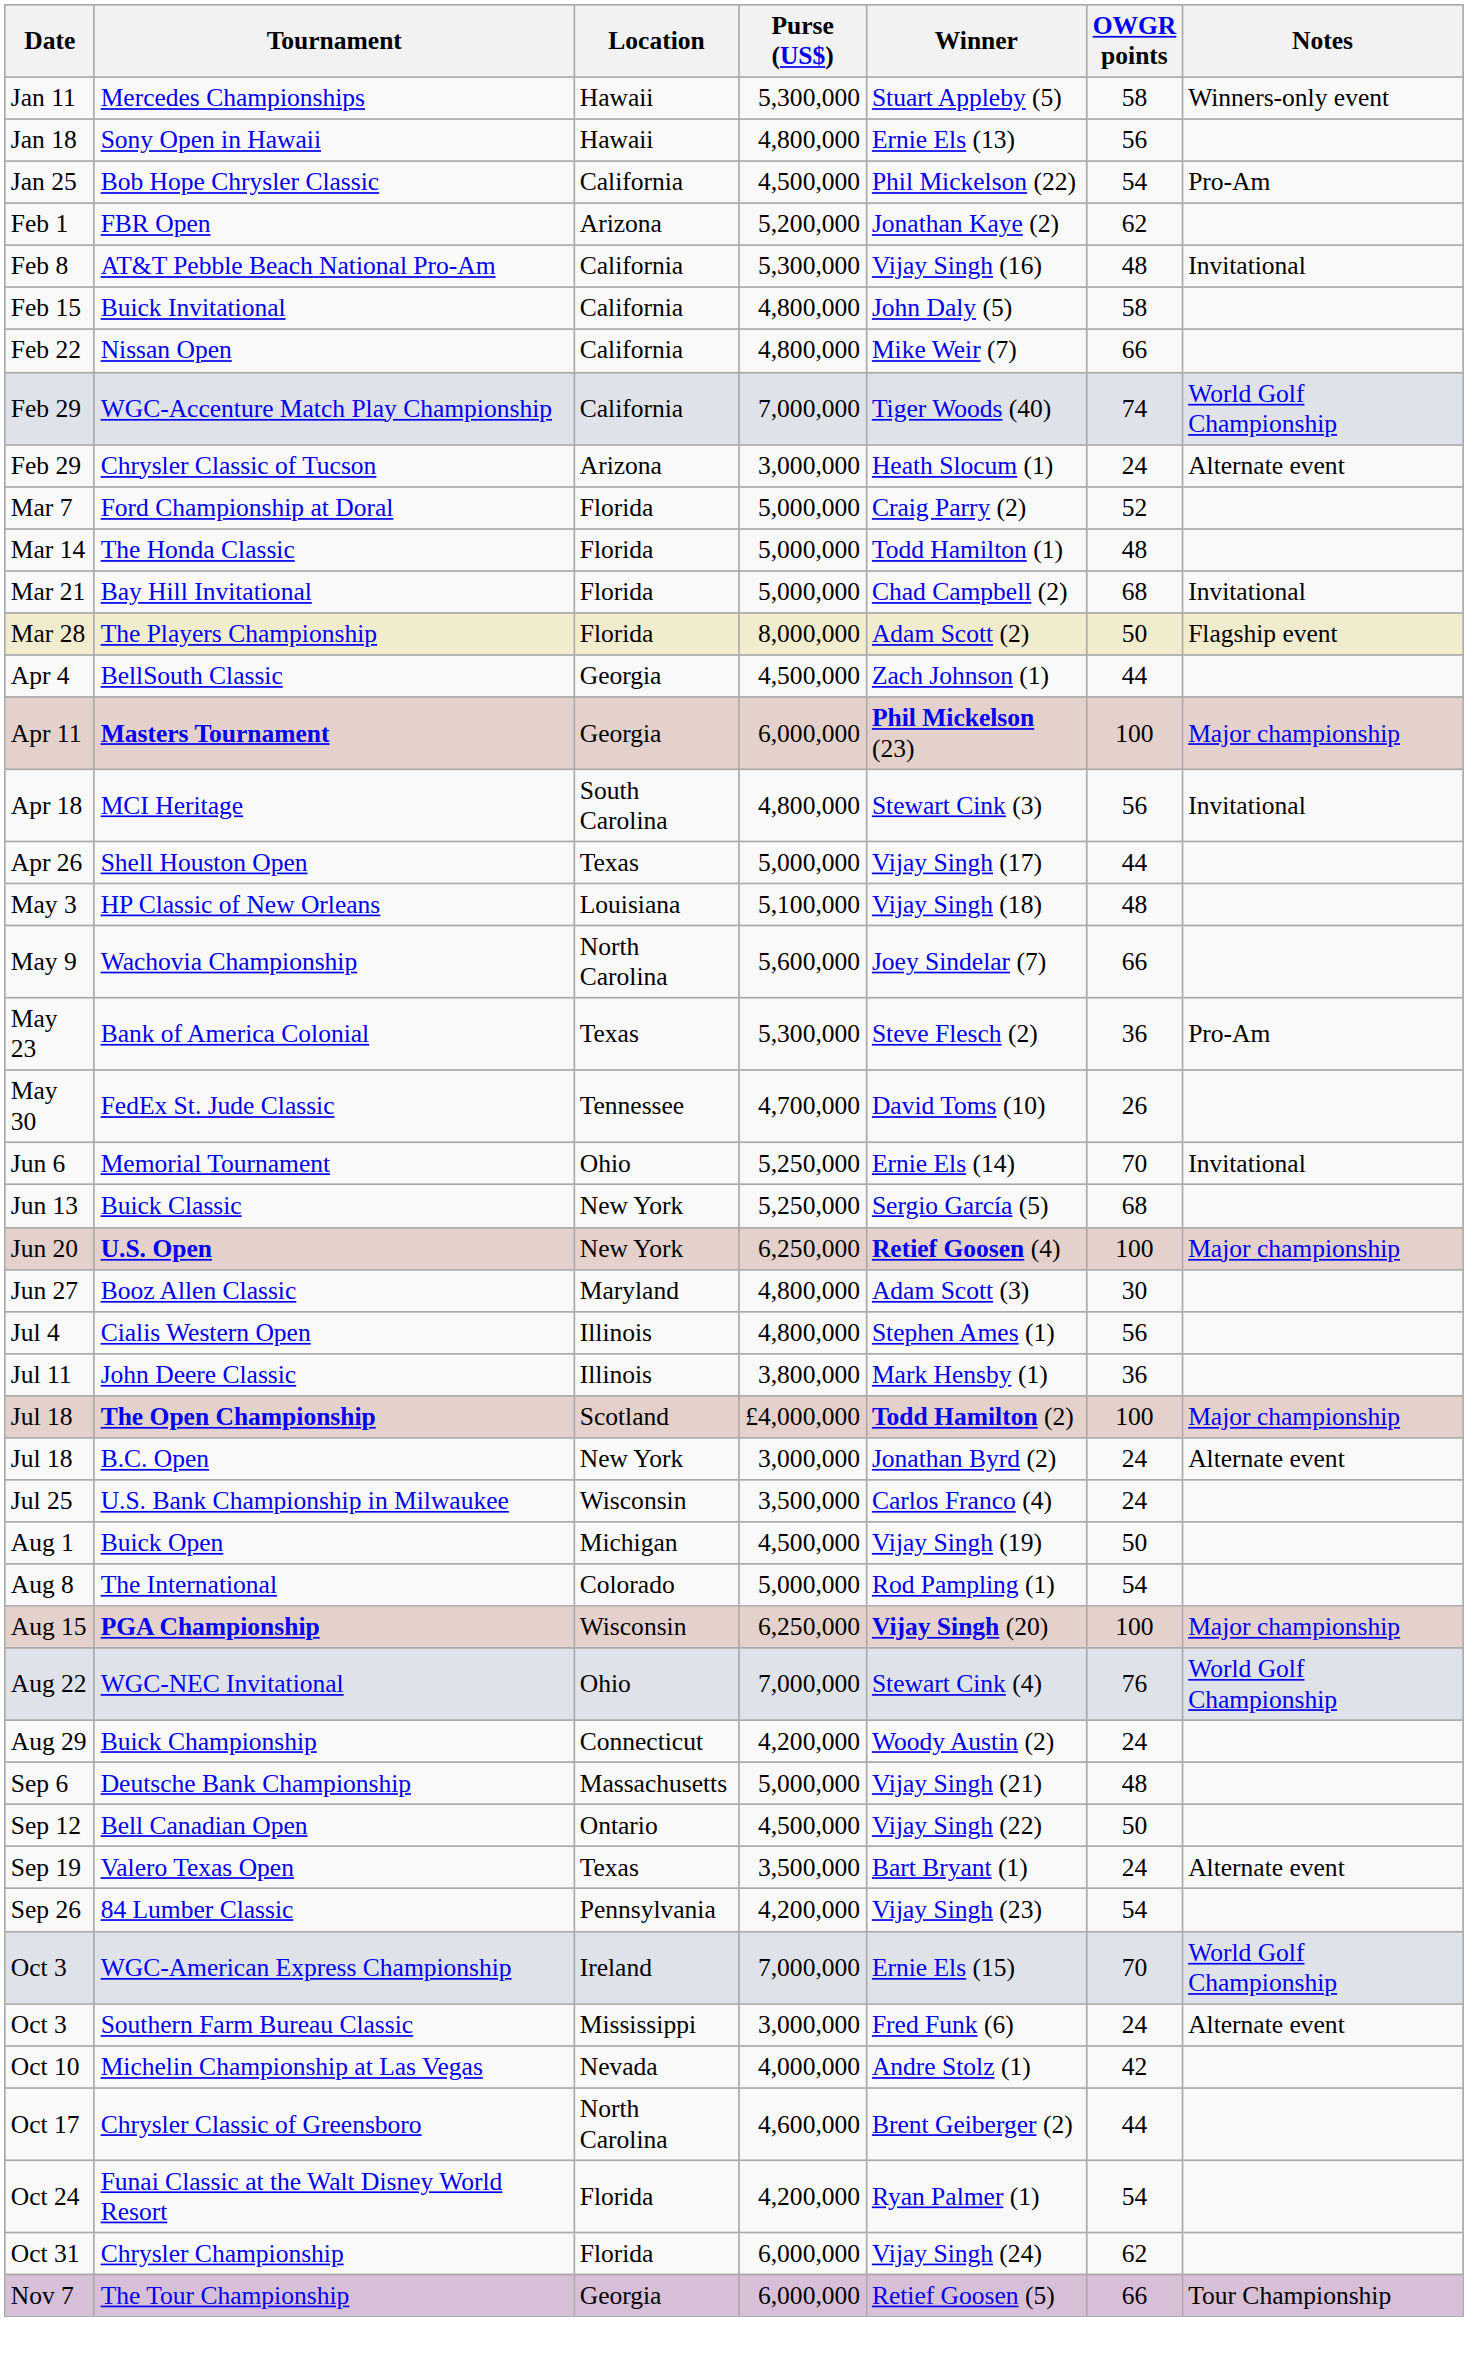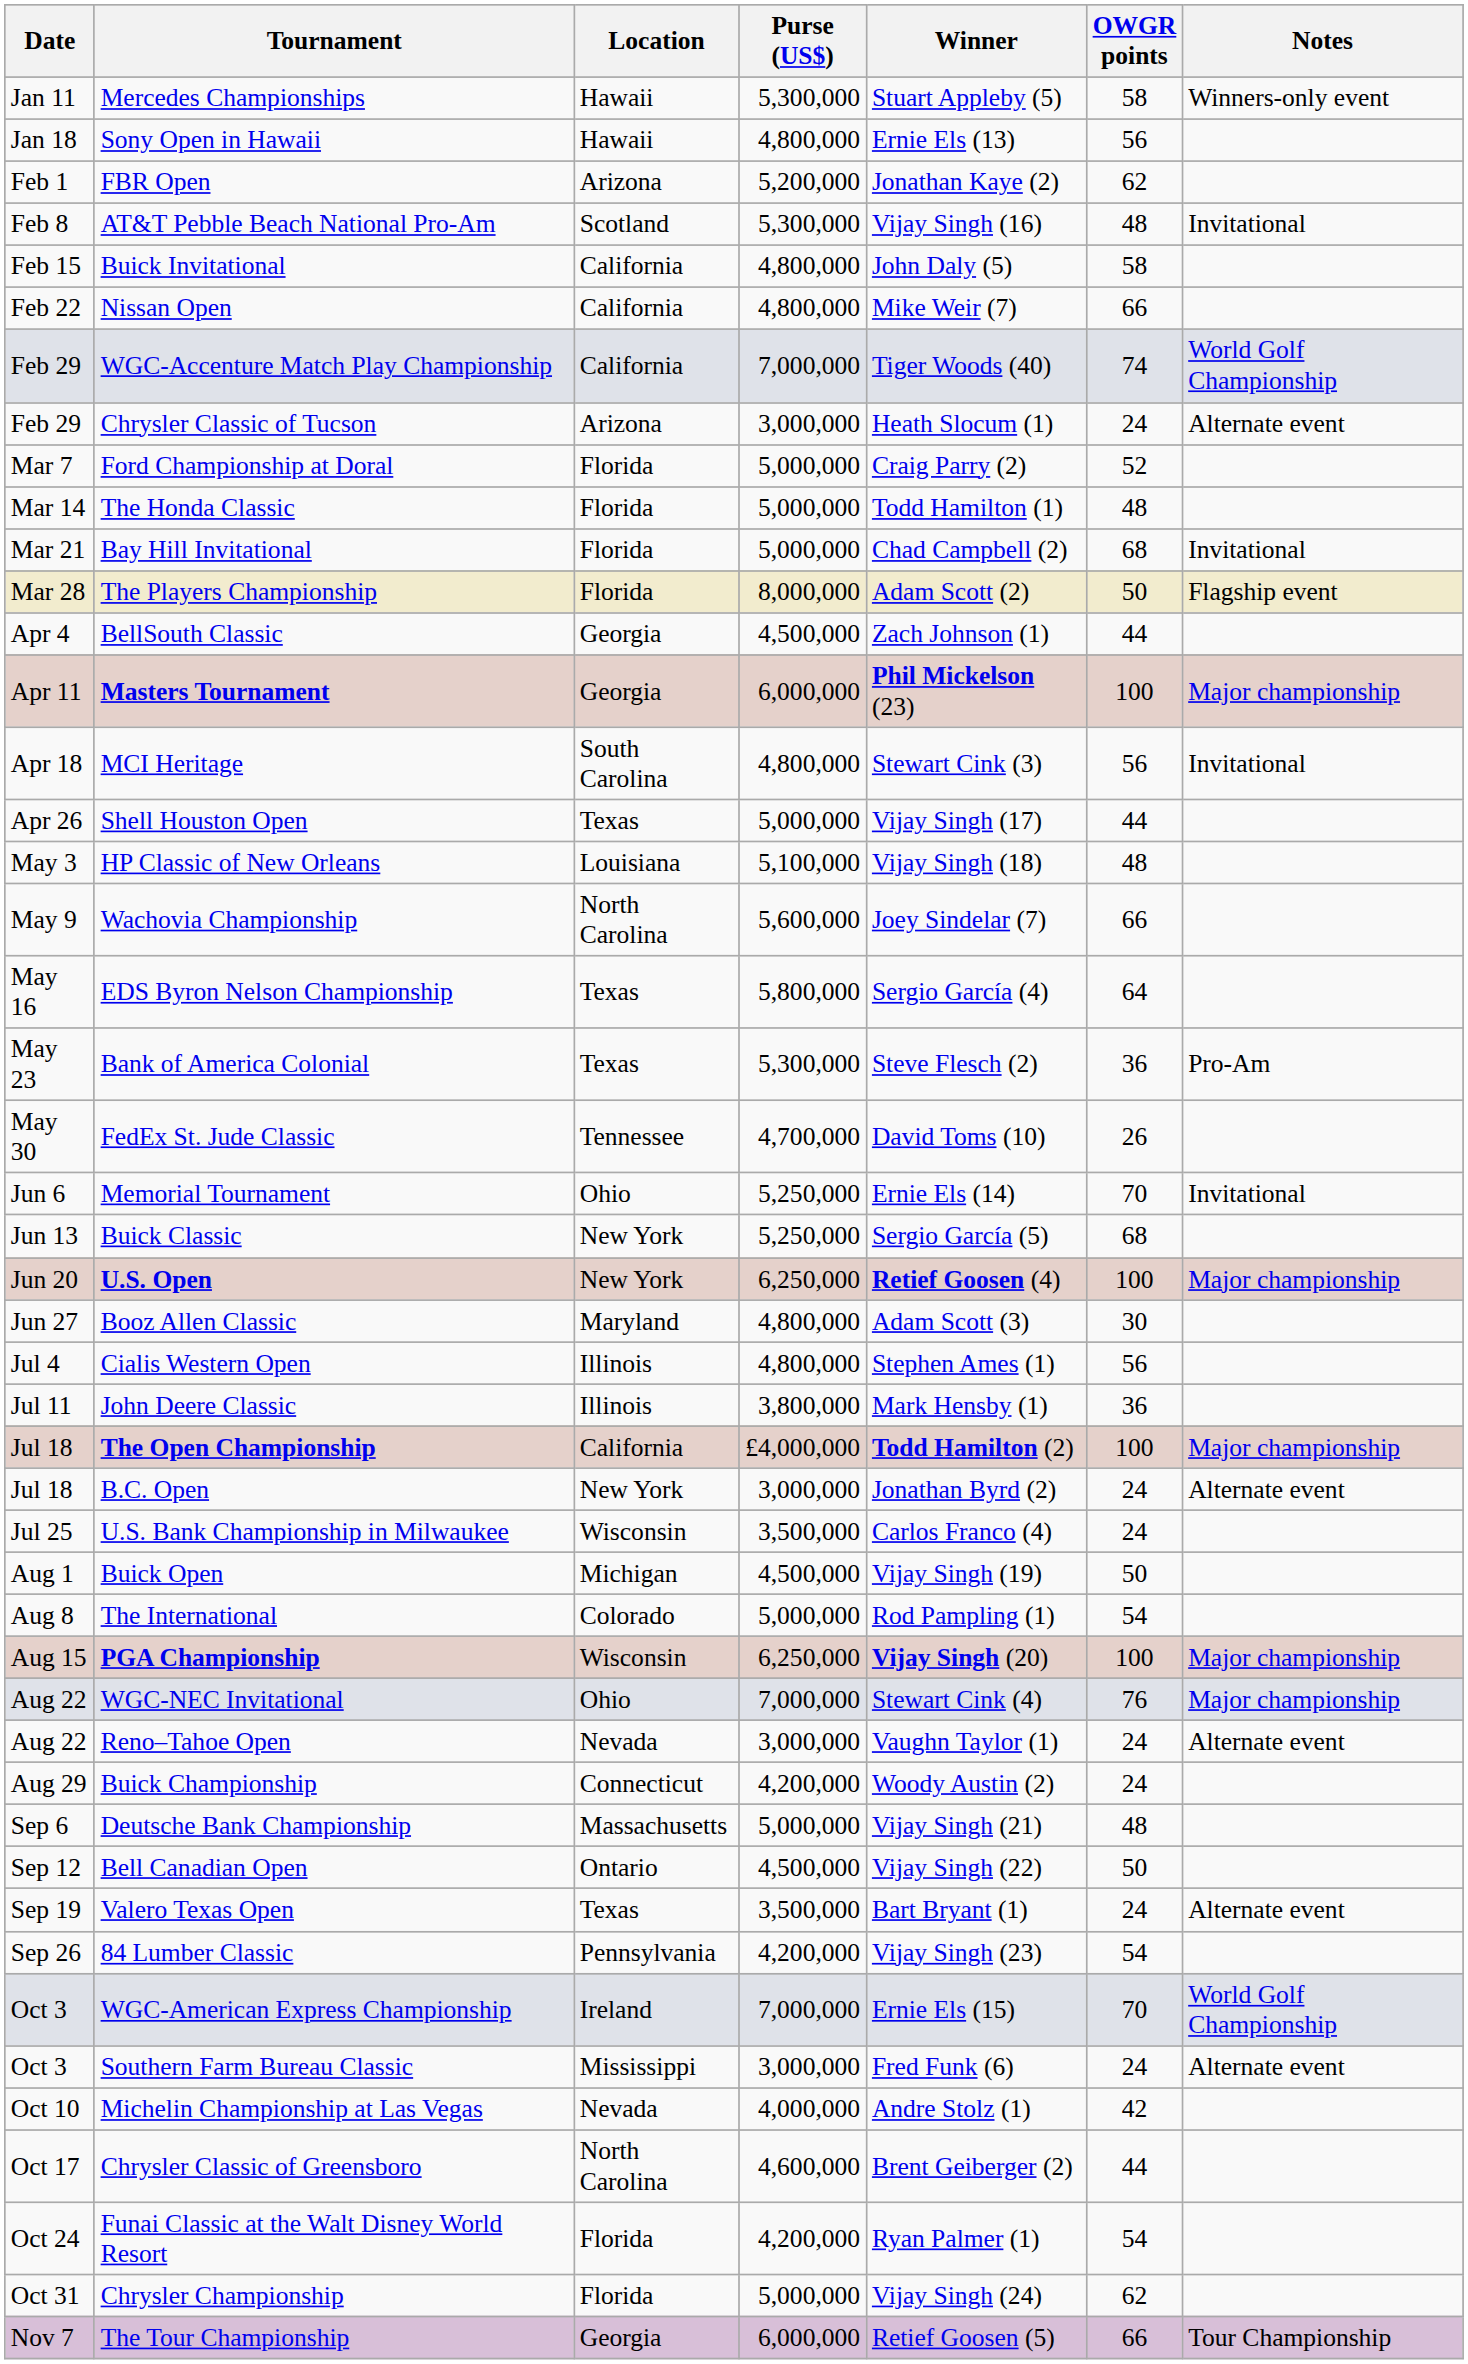- row: (240, 182)
(631, 266) California -> (624, 224) Scotland
+ row: (277, 992)
(624, 1416) Scotland -> (631, 1446) California
(1263, 1684) World Golf Championship -> (1294, 1699) Major championship
+ row: (196, 1741)
(809, 2253) 6,000,000 -> (809, 2295) 5,000,000
